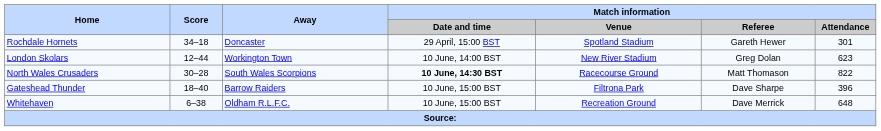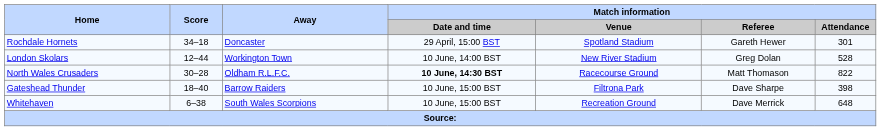(845, 57) 623 -> (845, 57) 528
(270, 73) South Wales Scorpions -> (257, 73) Oldham R.L.F.C.
(845, 88) 396 -> (845, 88) 398
(257, 103) Oldham R.L.F.C. -> (270, 103) South Wales Scorpions
